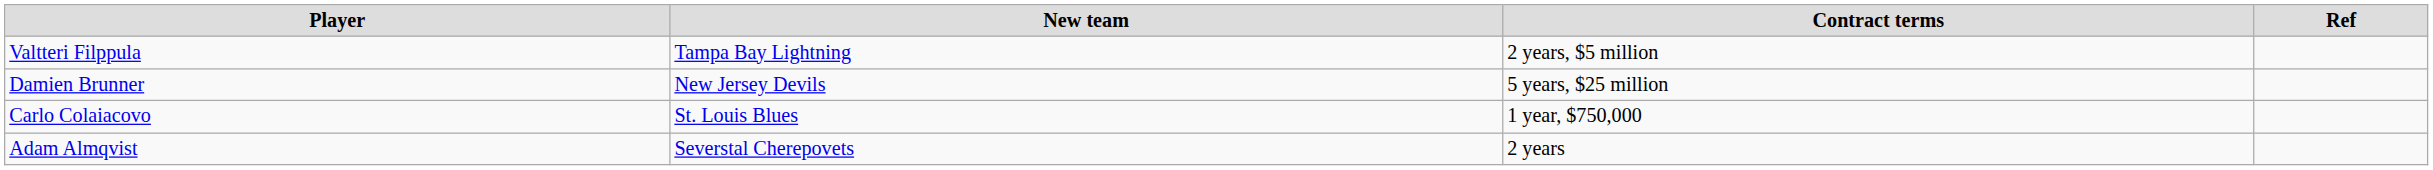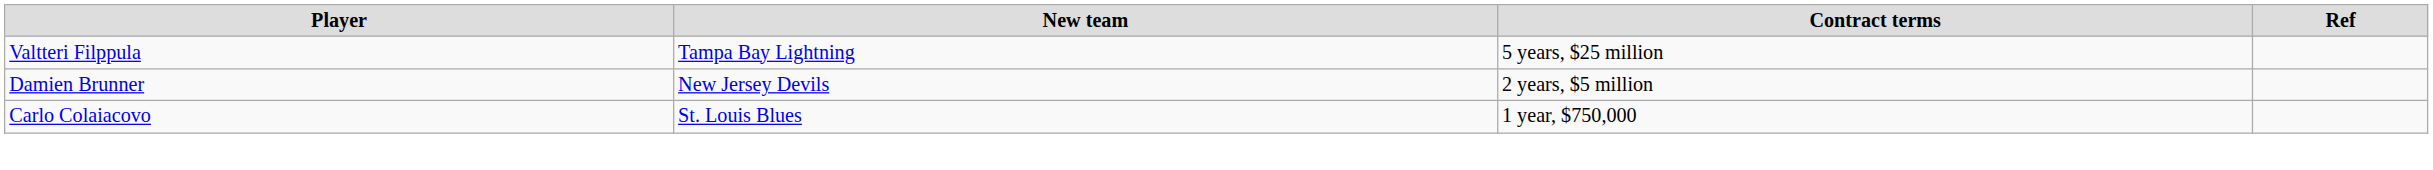(1583, 52) 2 years, $5 million -> (1583, 52) 5 years, $25 million
(1588, 84) 5 years, $25 million -> (1578, 84) 2 years, $5 million
- row: (73, 148)
